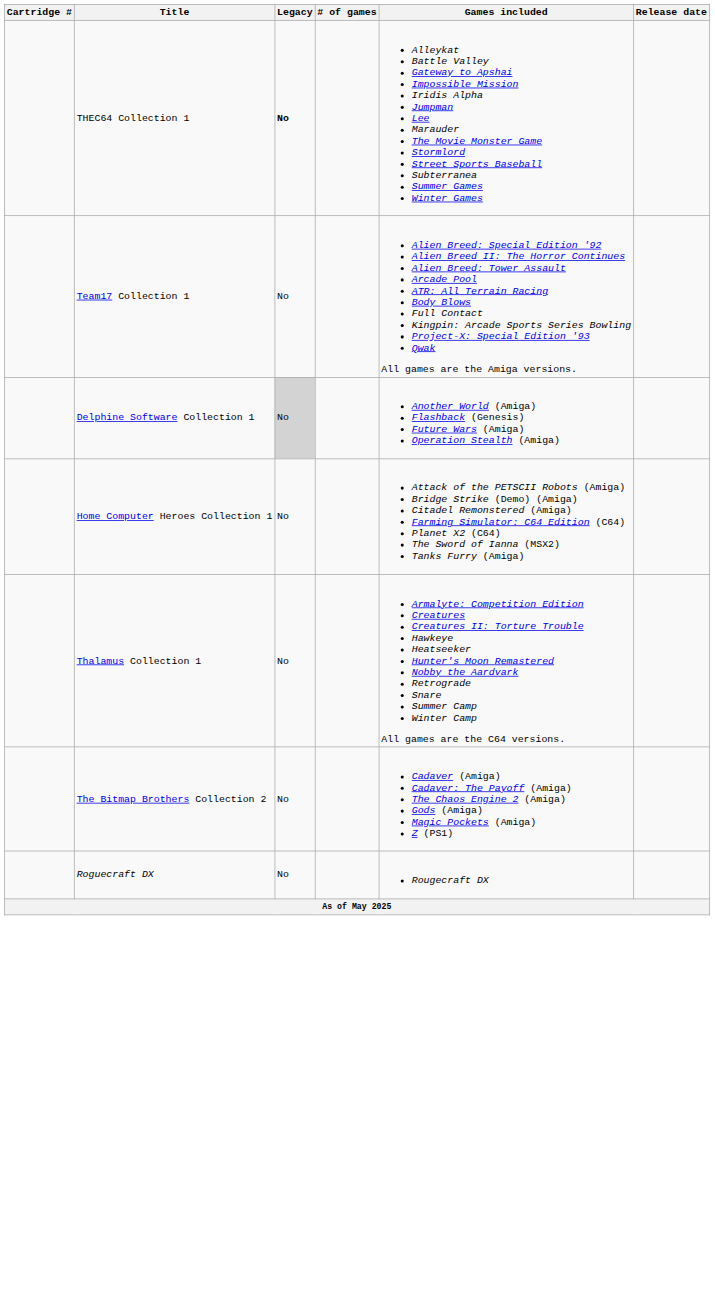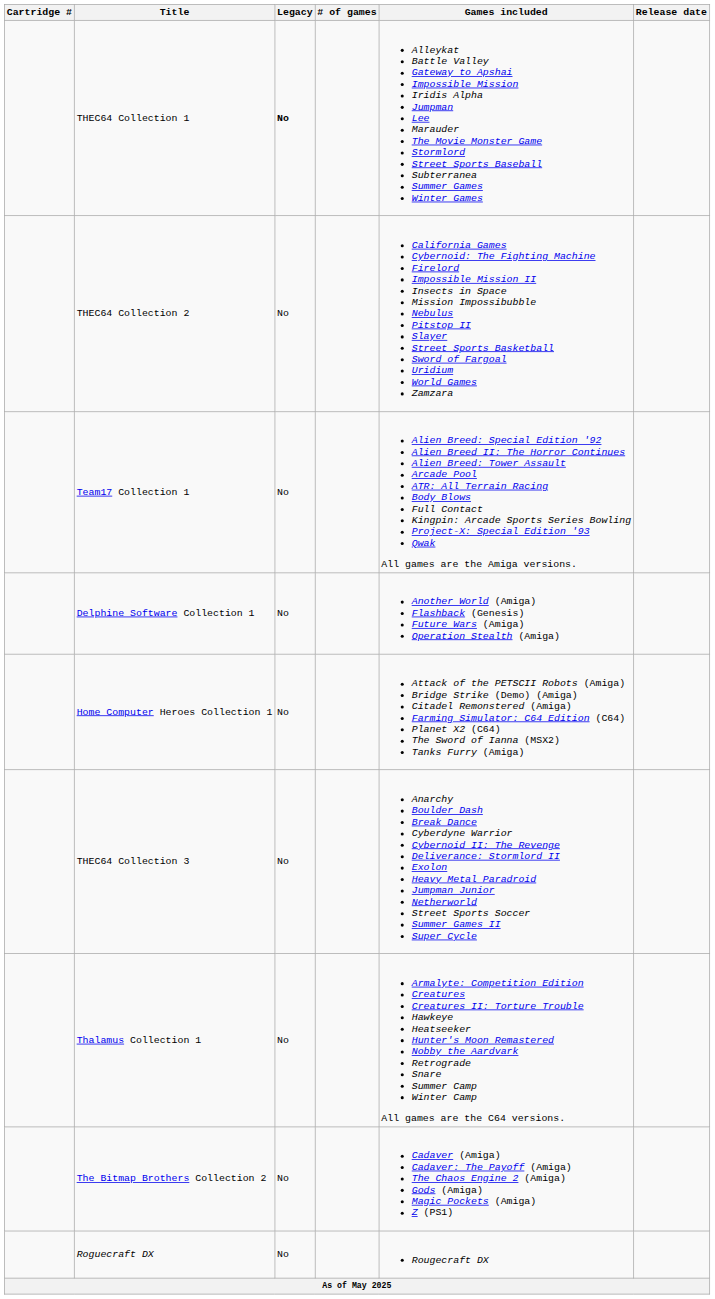+ row: (133, 314)
(283, 418) lightgrey background -> (283, 613) no background
+ row: (133, 862)
